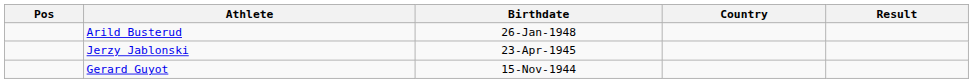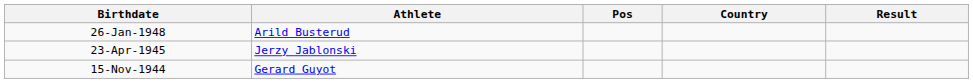columns swapped: (44, 14) <-> (539, 14)
